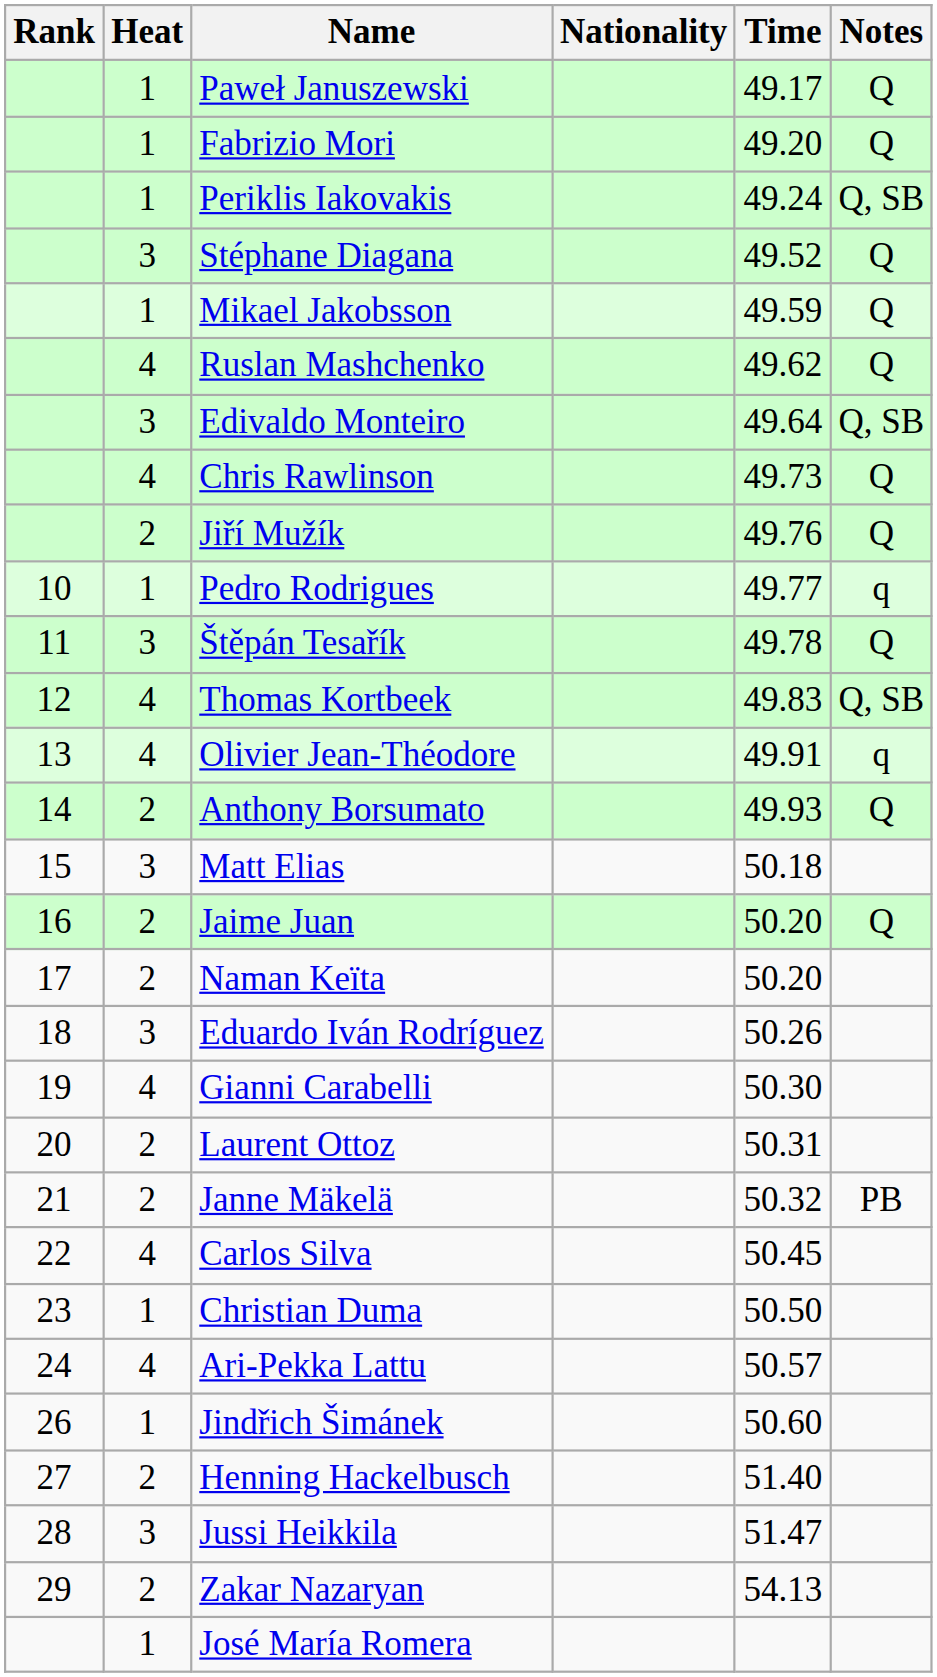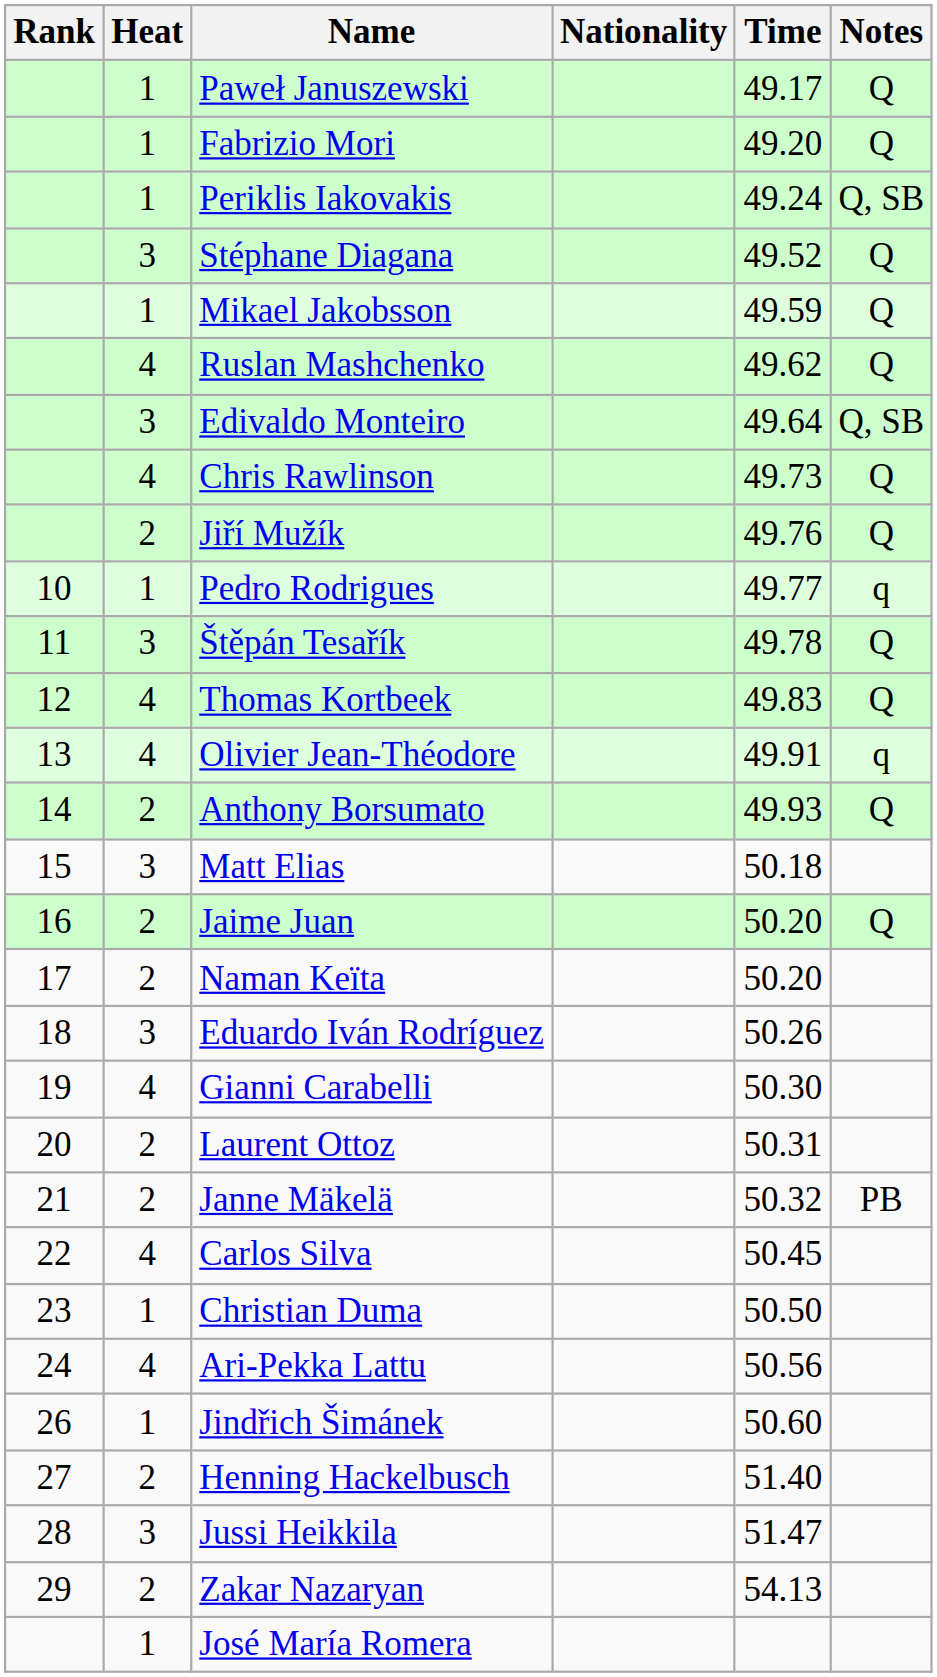(881, 699) Q, SB -> (881, 699) Q
(783, 1365) 50.57 -> (783, 1365) 50.56
